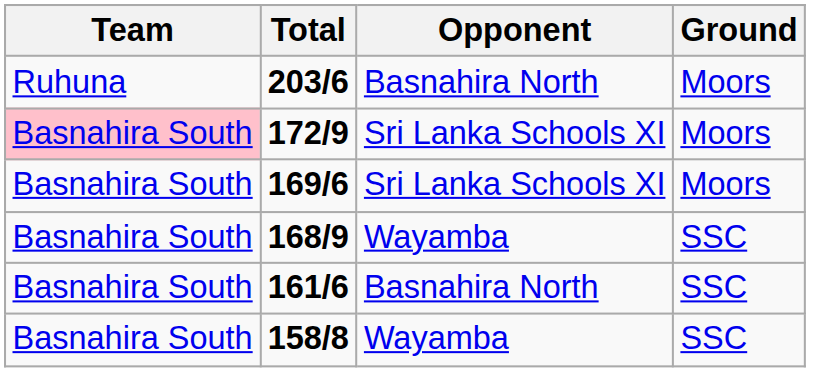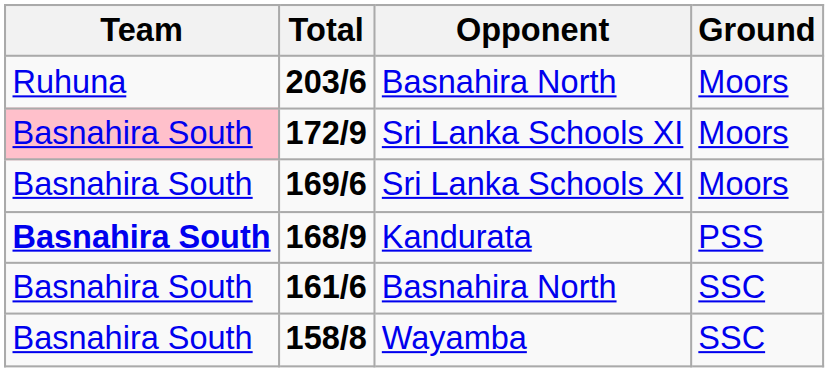(133, 236) normal -> (142, 236) bold
(436, 236) Wayamba -> (457, 236) Kandurata
(714, 236) SSC -> (731, 236) PSS
